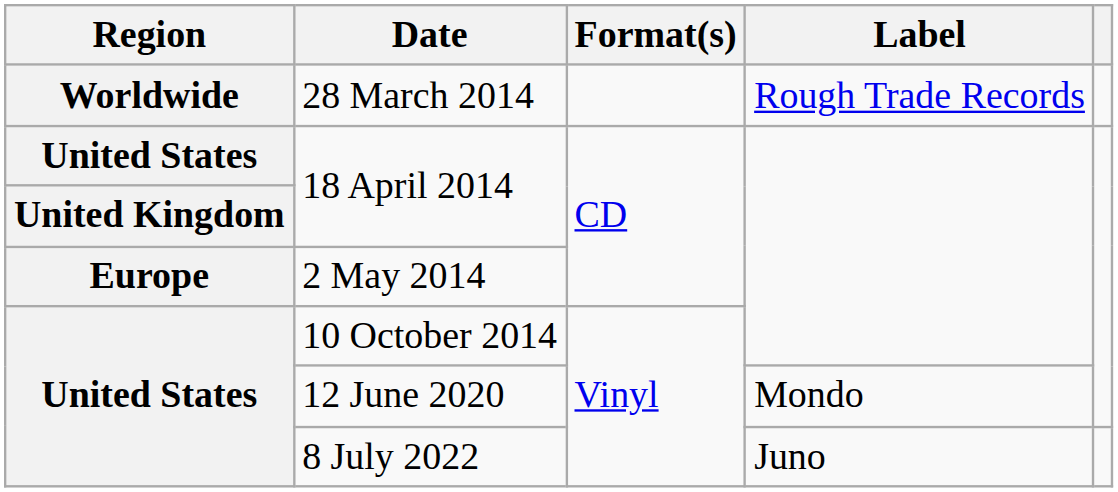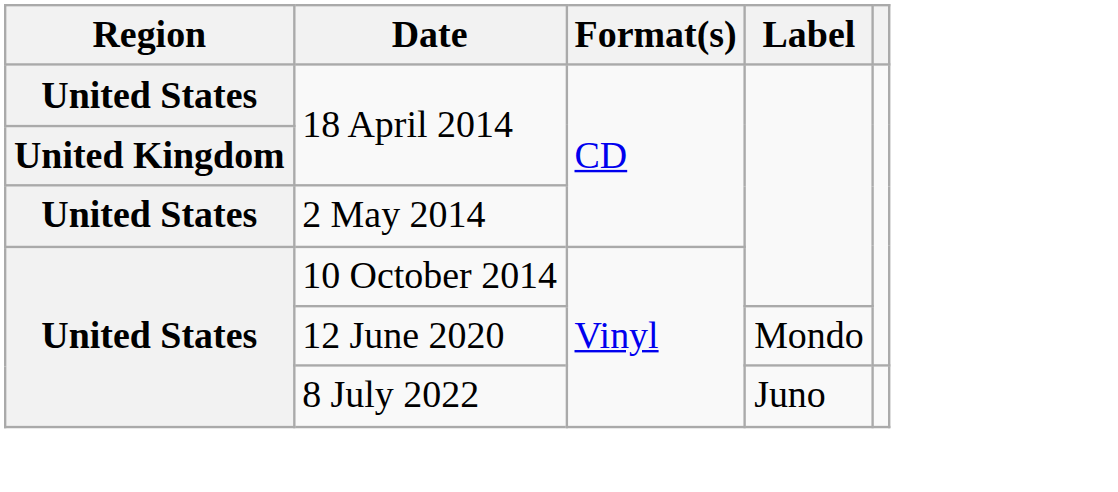- row: (418, 94)
(149, 275) Europe -> (149, 214) United States
